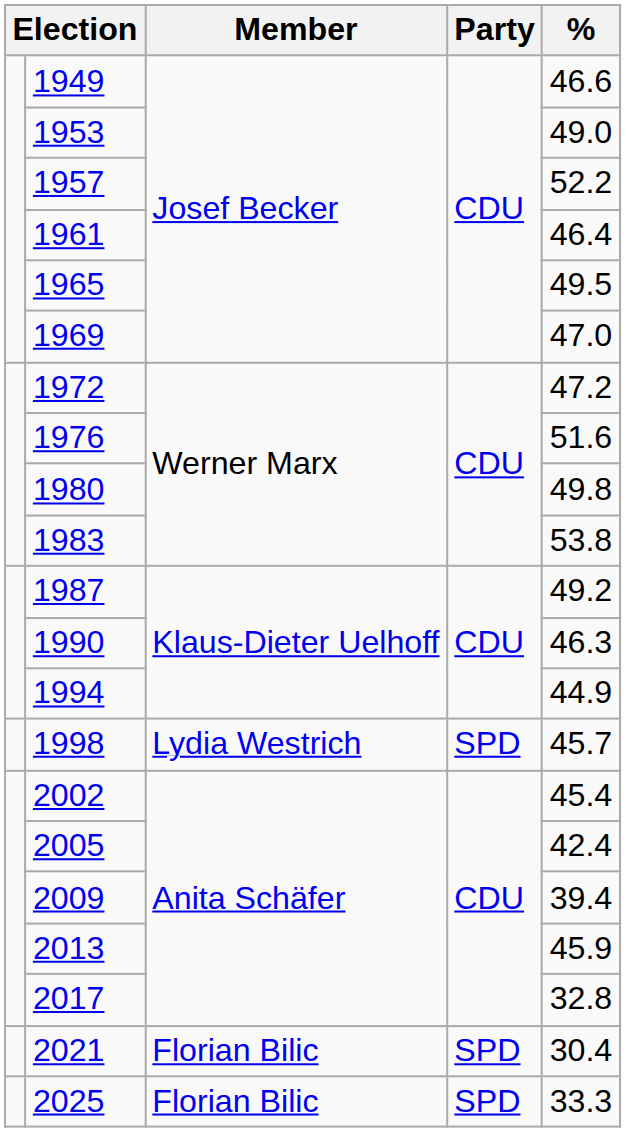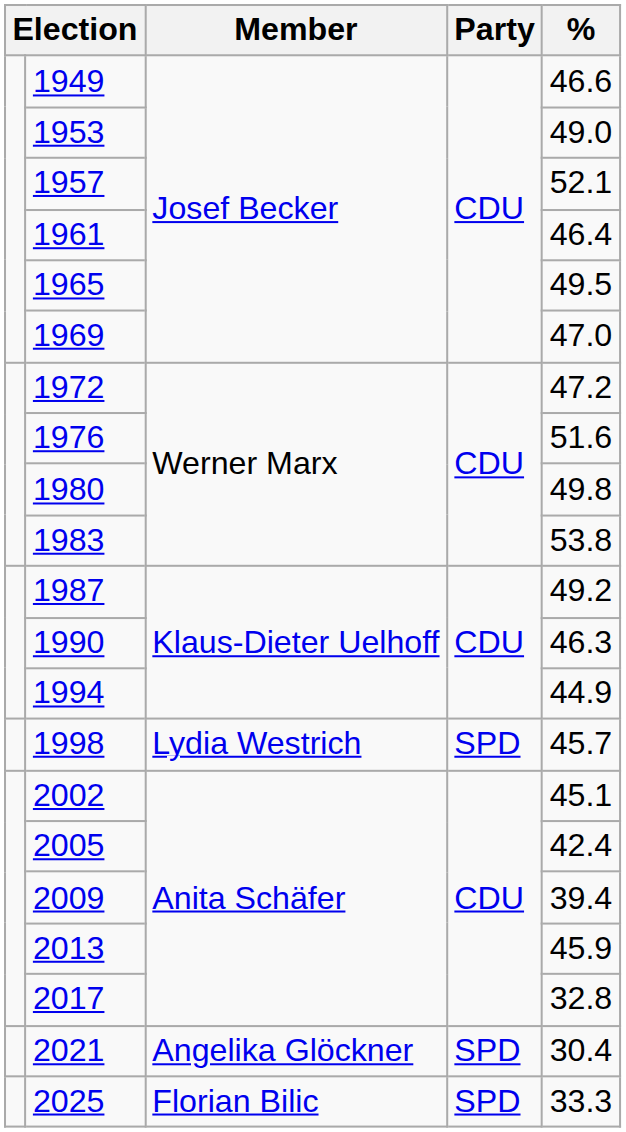(581, 183) 52.2 -> (581, 183) 52.1
(581, 795) 45.4 -> (581, 795) 45.1
(235, 1050) Florian Bilic -> (283, 1050) Angelika Glöckner
